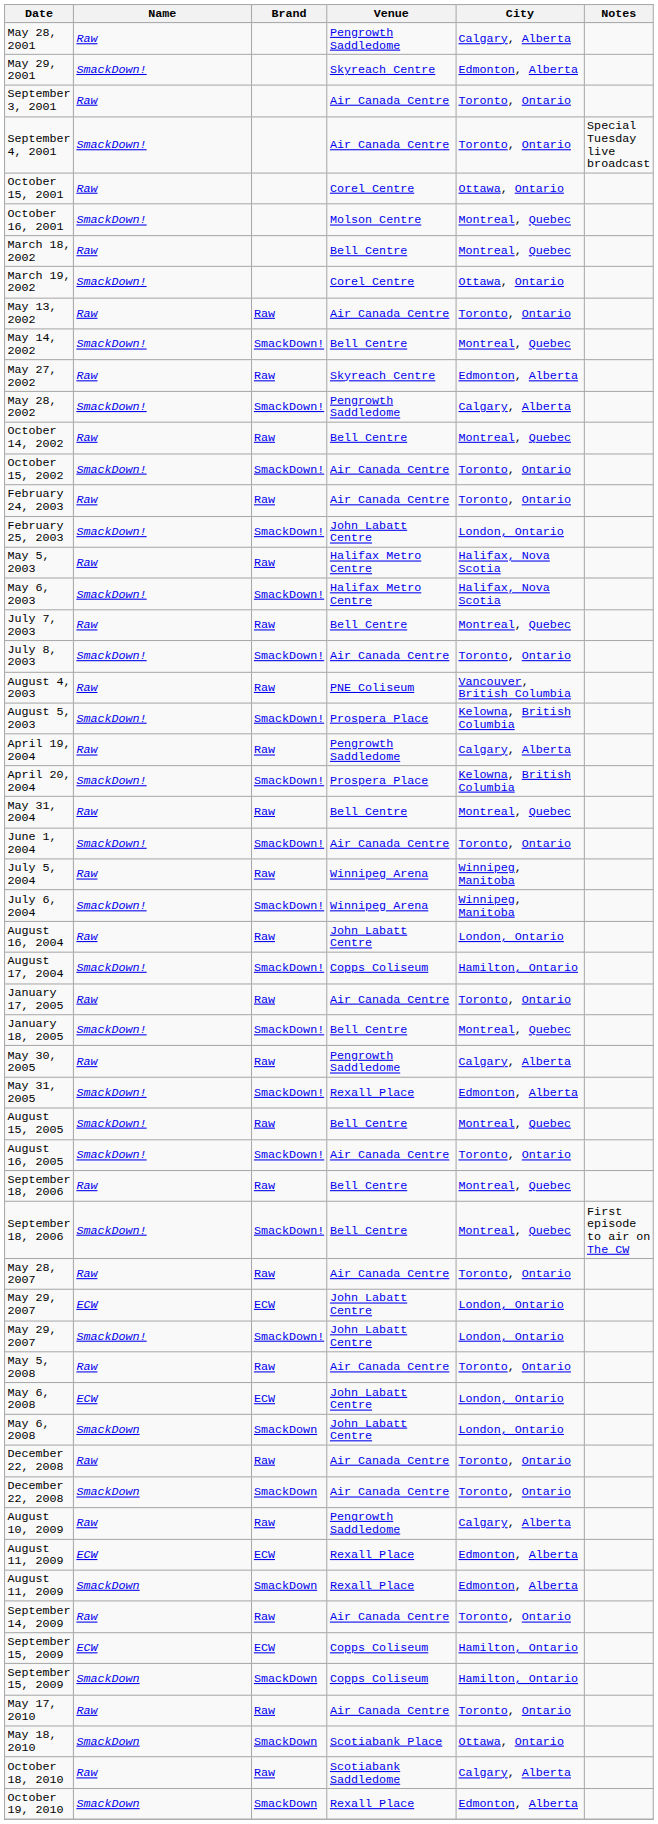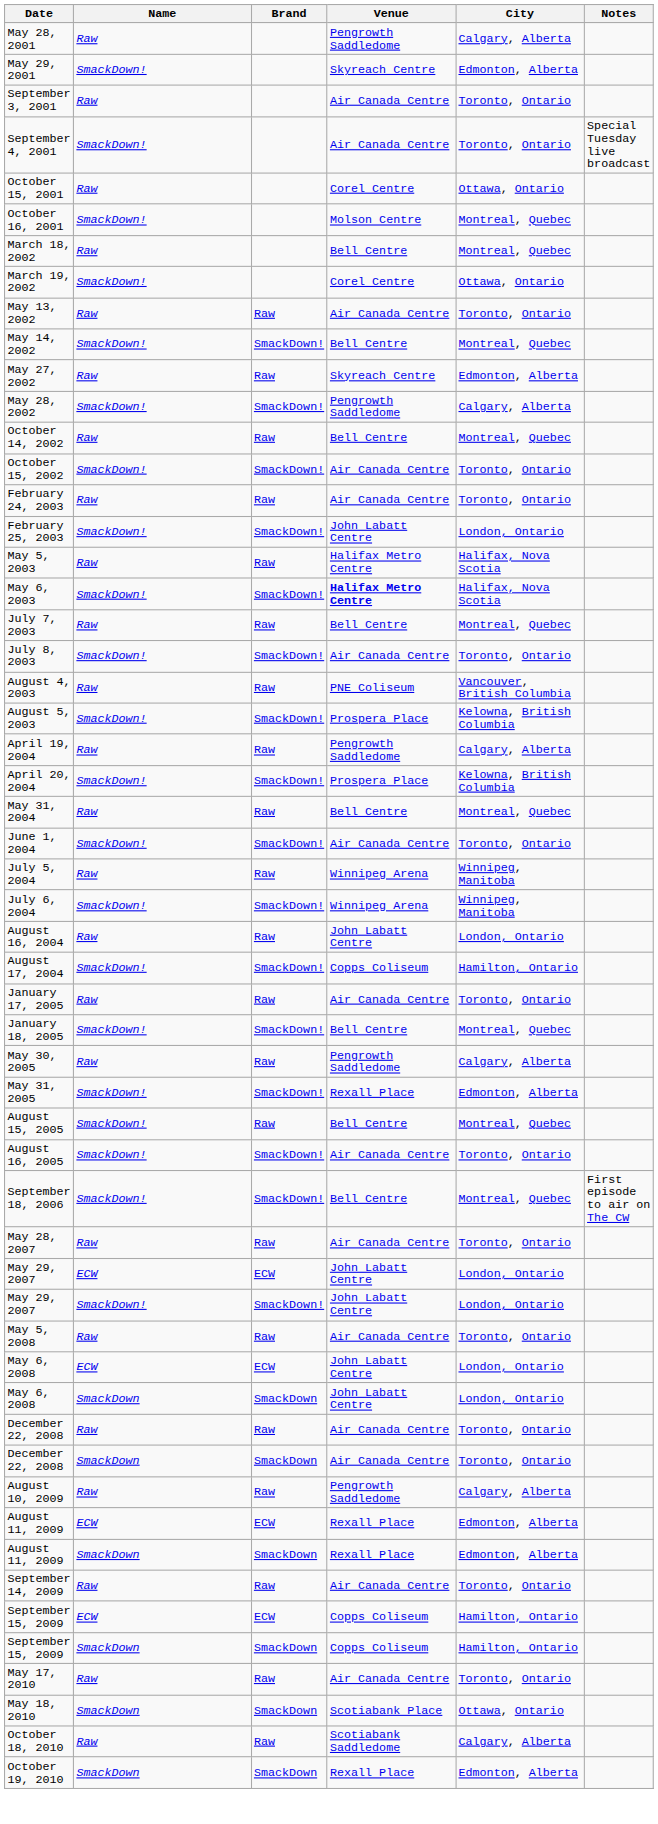(376, 594) normal -> (376, 594) bold
- row: (39, 1186)
